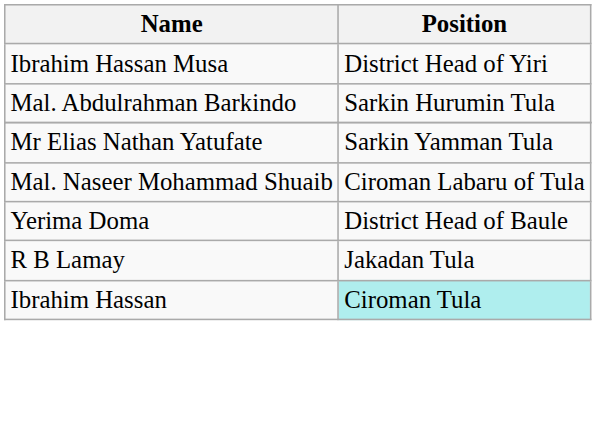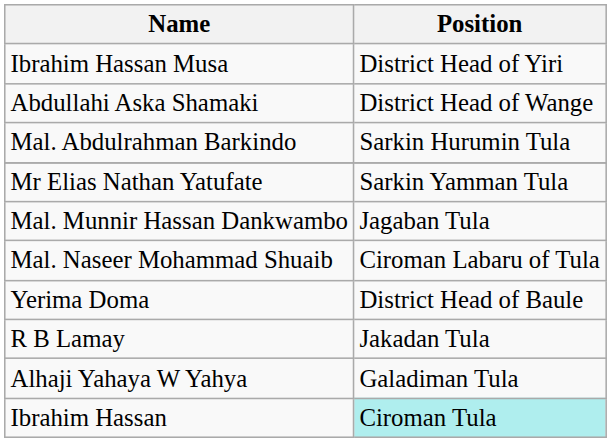+ row: (134, 102)
+ row: (179, 220)
+ row: (129, 378)
